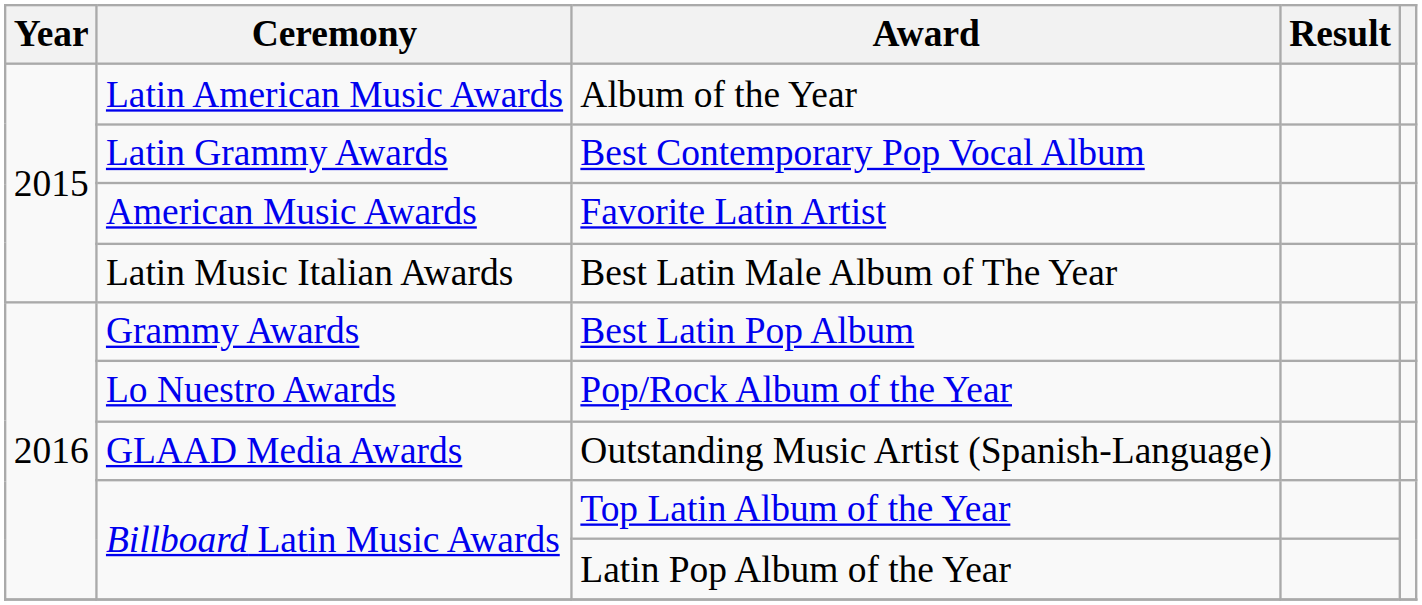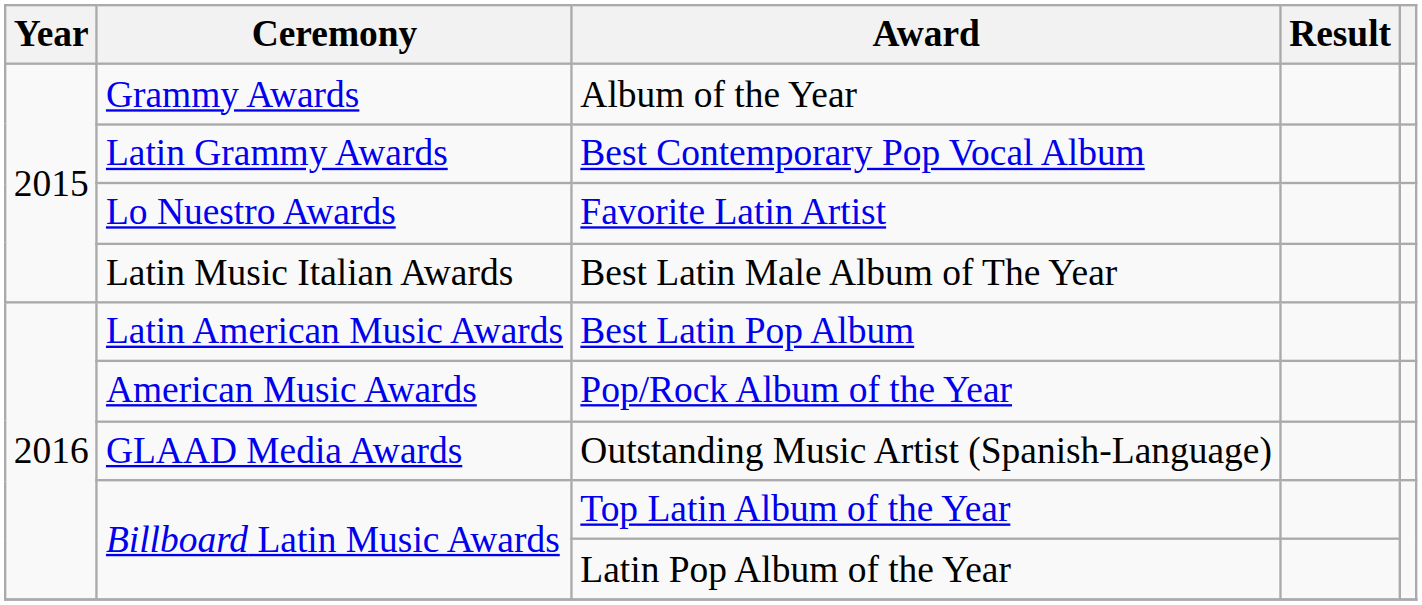(335, 93) Latin American Music Awards -> (233, 93) Grammy Awards
(291, 212) American Music Awards -> (251, 212) Lo Nuestro Awards
(233, 331) Grammy Awards -> (335, 331) Latin American Music Awards
(251, 390) Lo Nuestro Awards -> (291, 390) American Music Awards
